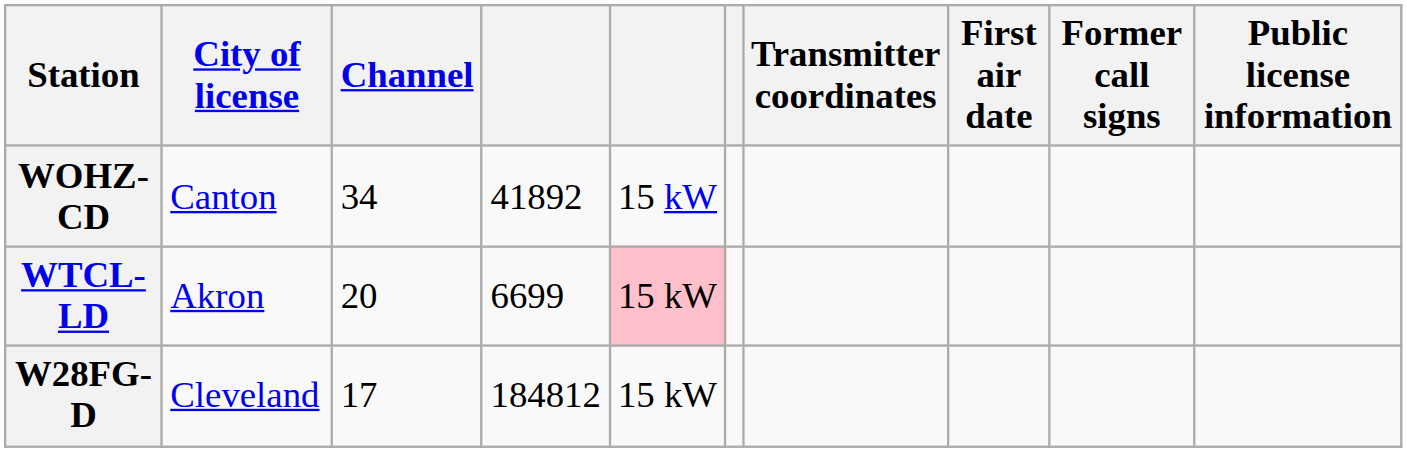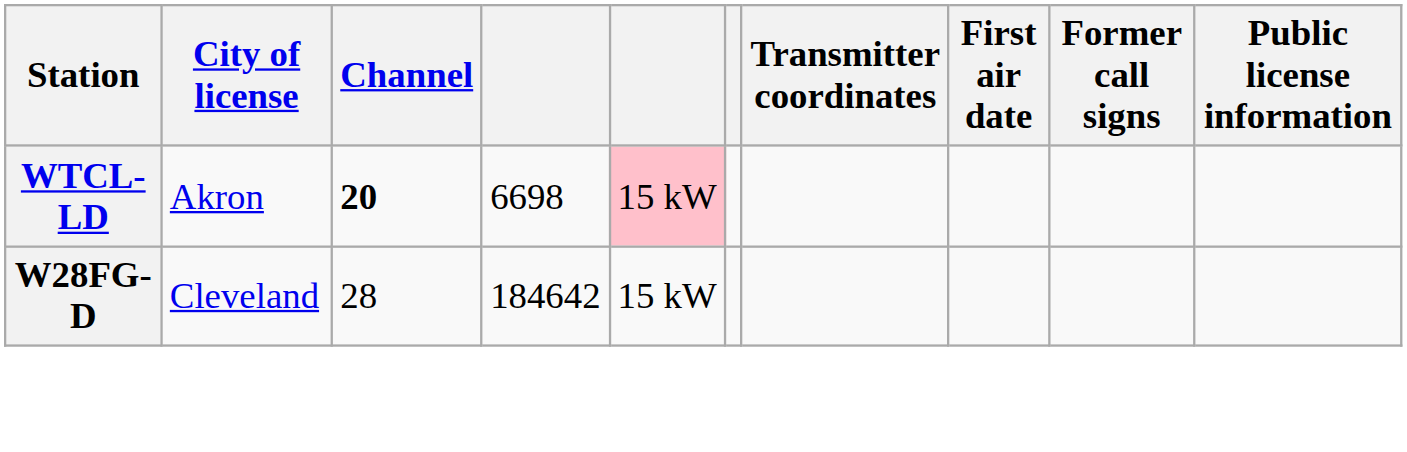- row: (83, 195)
(359, 295) normal -> (359, 195) bold
(527, 295) 6699 -> (527, 195) 6698
(359, 395) 17 -> (359, 295) 28
(546, 395) 184812 -> (545, 295) 184642
